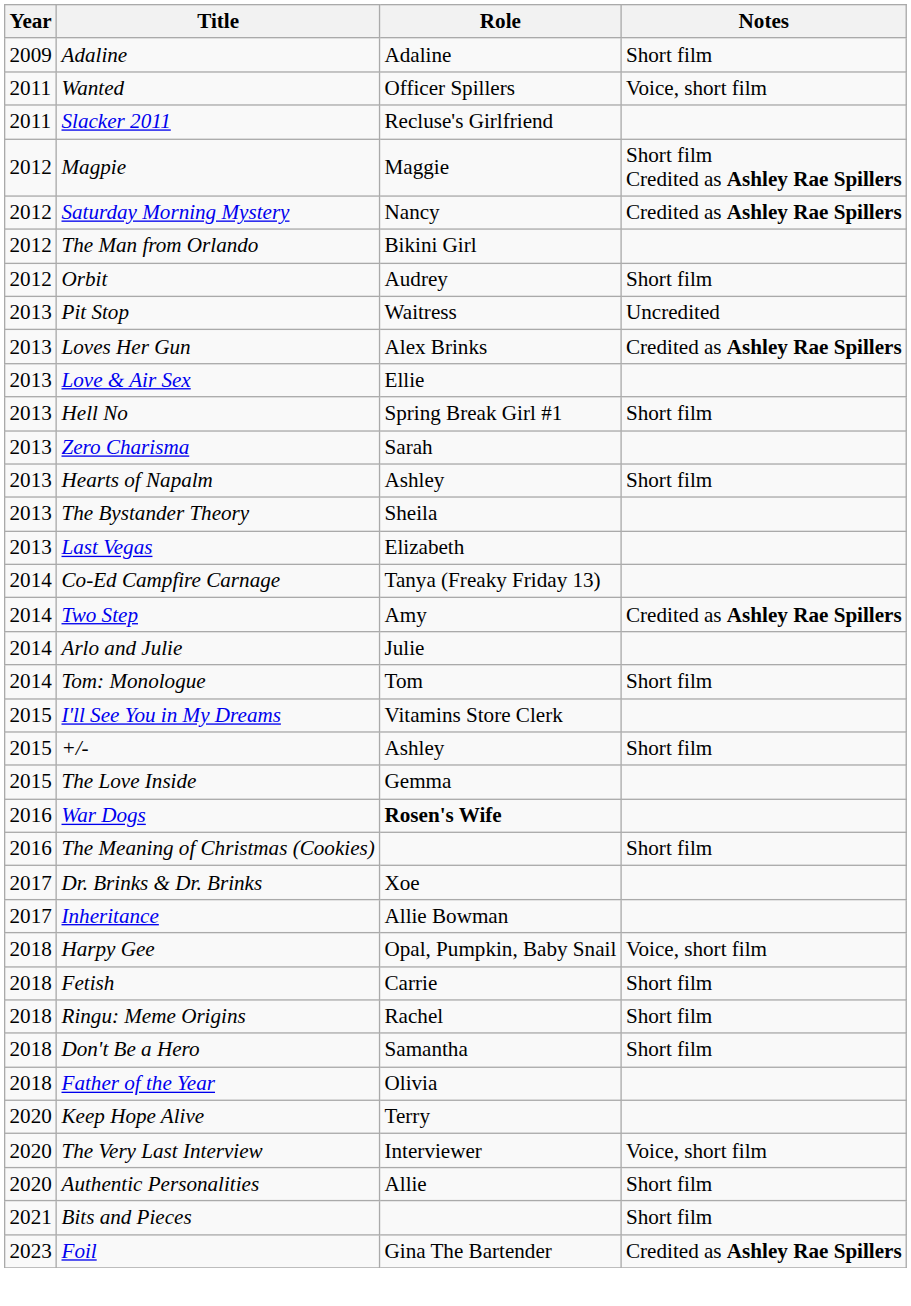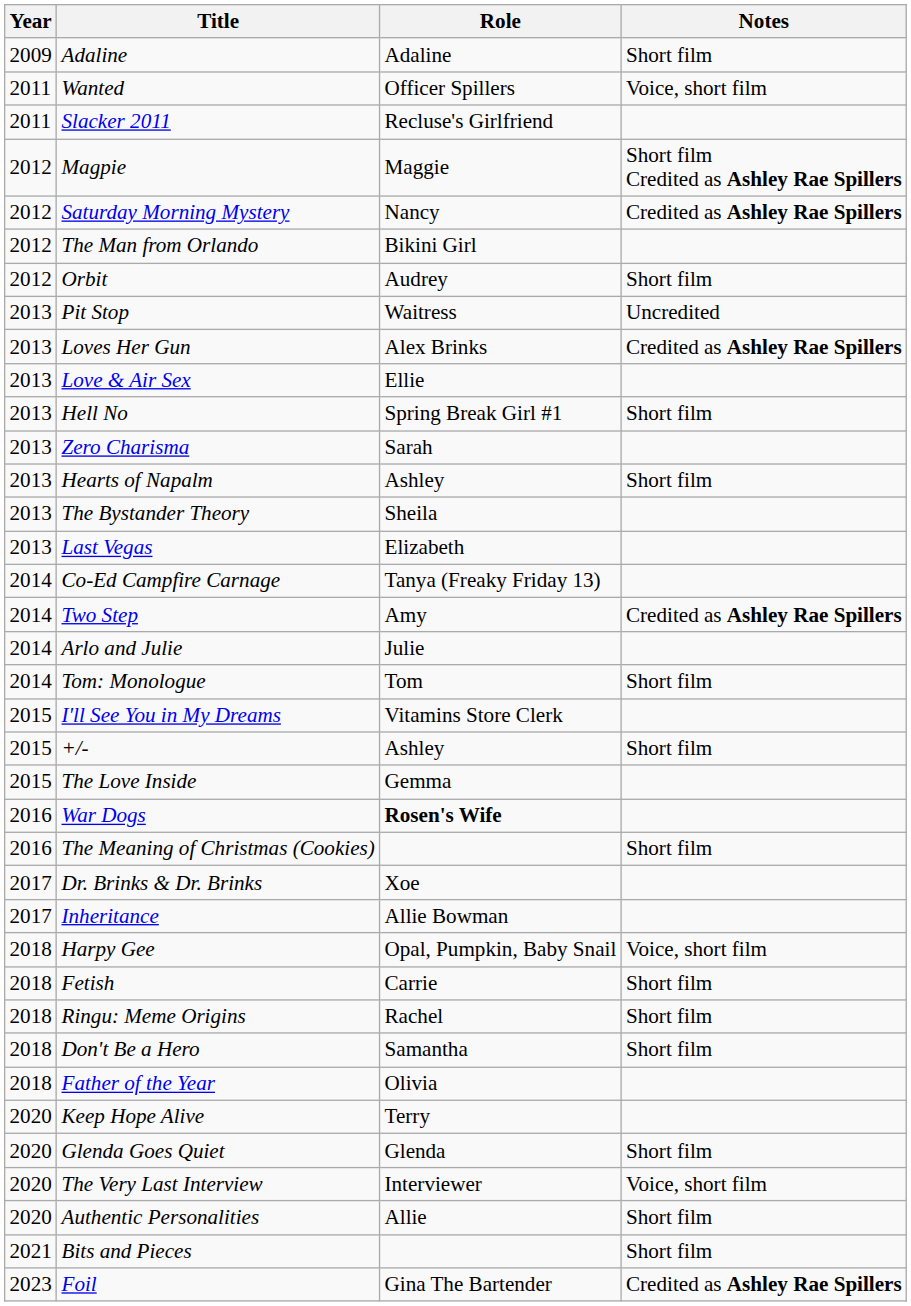+ row: (143, 1150)
